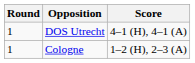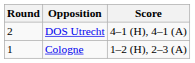(10, 31) 1 -> (10, 31) 2
